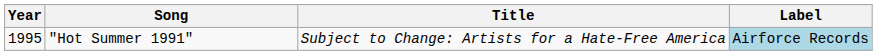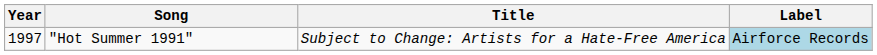(25, 39) 1995 -> (25, 39) 1997
